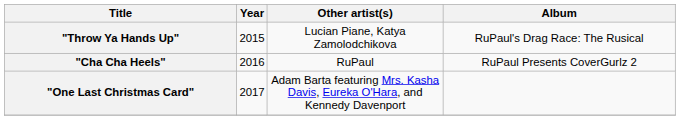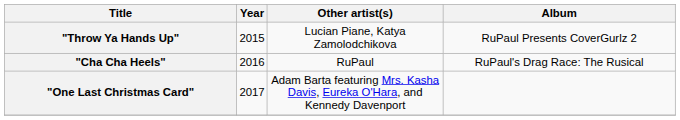(559, 37) RuPaul's Drag Race: The Rusical -> (559, 37) RuPaul Presents CoverGurlz 2
(559, 62) RuPaul Presents CoverGurlz 2 -> (559, 62) RuPaul's Drag Race: The Rusical
